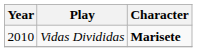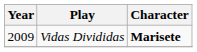(21, 36) 2010 -> (21, 36) 2009
